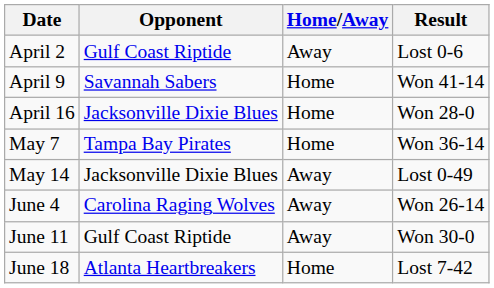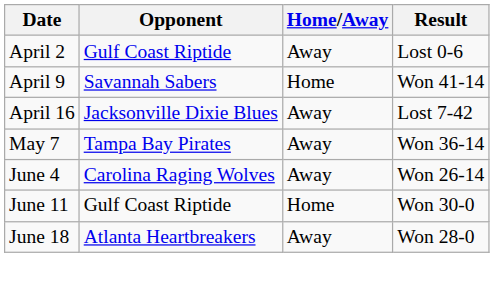(311, 112) Home -> (309, 112) Away
(436, 112) Won 28-0 -> (435, 112) Lost 7-42
(311, 143) Home -> (309, 143) Away
- row: (39, 174)
(309, 236) Away -> (311, 205) Home
(311, 267) Home -> (309, 236) Away
(435, 267) Lost 7-42 -> (436, 236) Won 28-0
